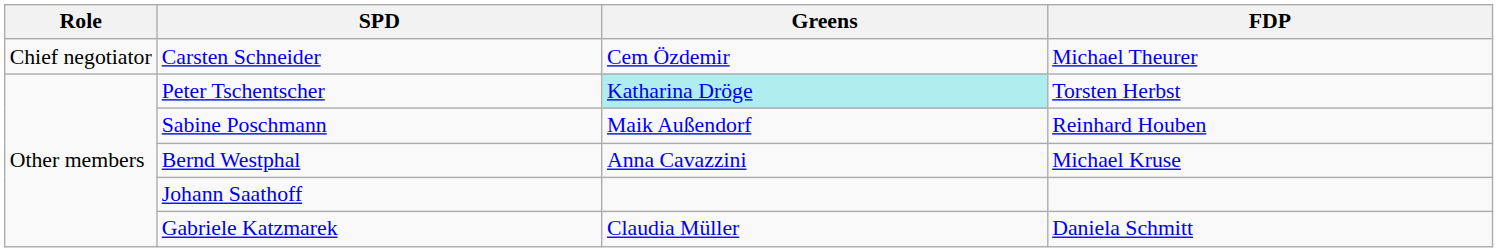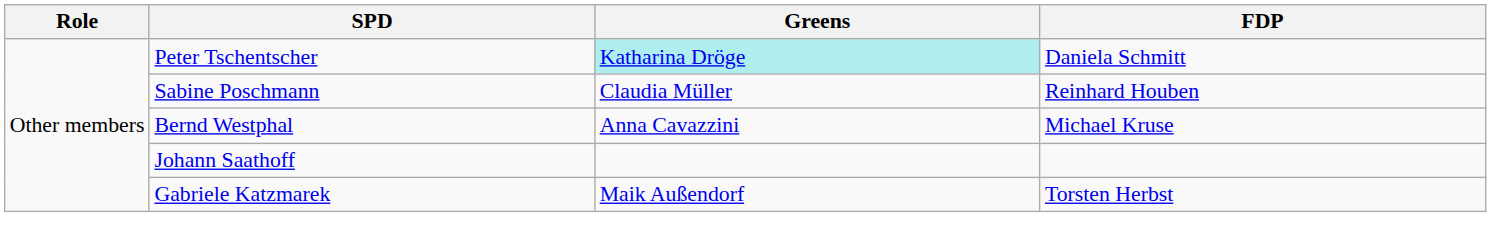- row: (241, 56)
(1116, 90) Torsten Herbst -> (1115, 56) Daniela Schmitt
(679, 125) Maik Außendorf -> (666, 90) Claudia Müller
(673, 228) Claudia Müller -> (672, 194) Maik Außendorf
(1123, 228) Daniela Schmitt -> (1109, 194) Torsten Herbst
